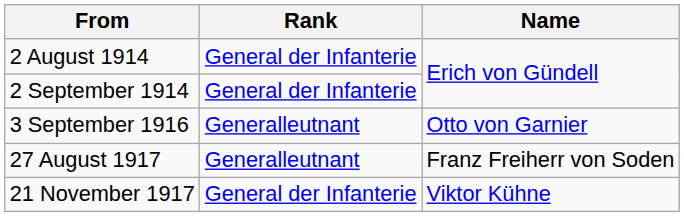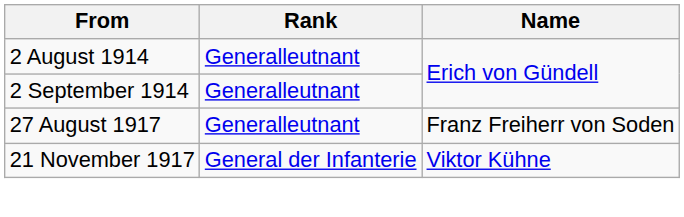(311, 56) General der Infanterie -> (282, 56) Generalleutnant
(311, 90) General der Infanterie -> (282, 90) Generalleutnant
- row: (99, 125)
